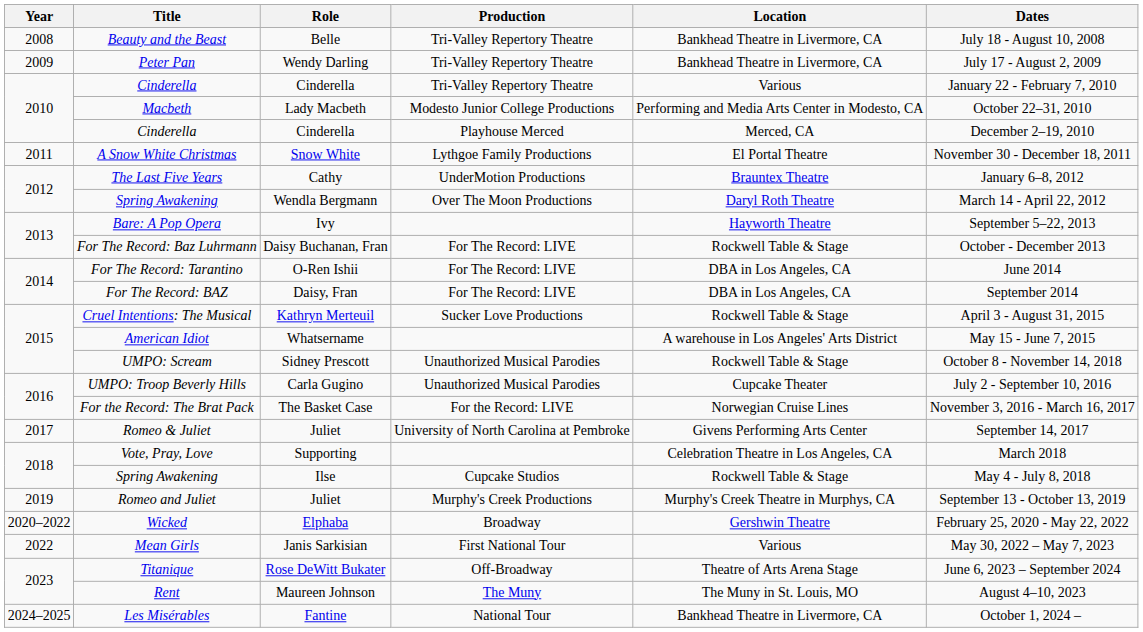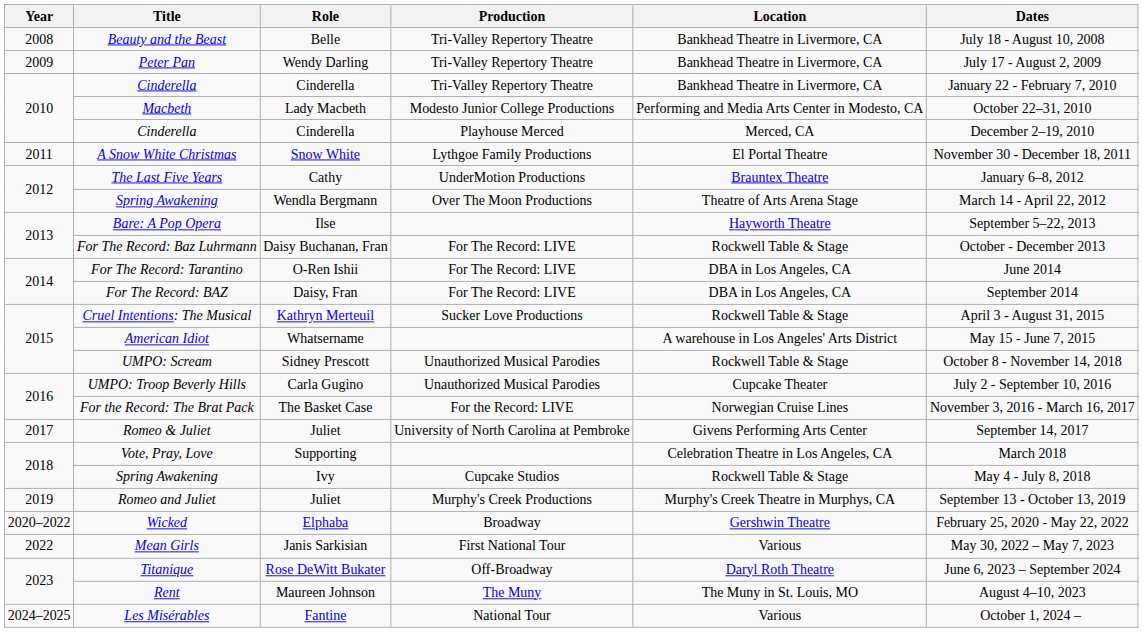(780, 85) Various -> (780, 85) Bankhead Theatre in Livermore, CA
(780, 200) Daryl Roth Theatre -> (780, 200) Theatre of Arts Arena Stage
(325, 223) Ivy -> (325, 223) Ilse
(325, 477) Ilse -> (325, 477) Ivy
(780, 569) Theatre of Arts Arena Stage -> (780, 569) Daryl Roth Theatre
(780, 615) Bankhead Theatre in Livermore, CA -> (780, 615) Various
